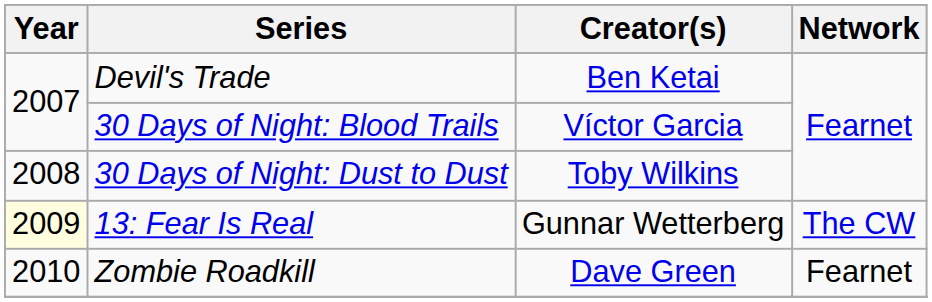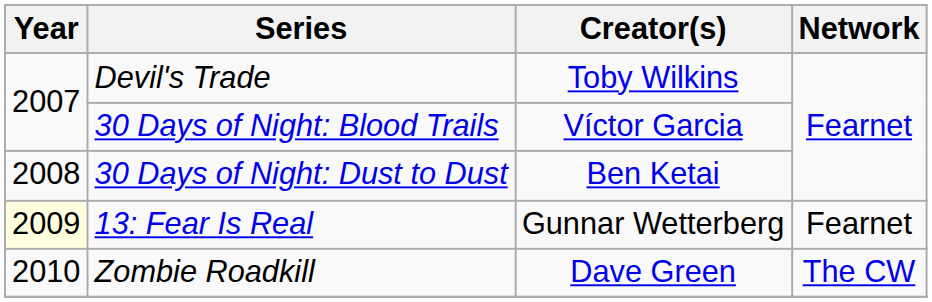(653, 77) Ben Ketai -> (653, 77) Toby Wilkins
(653, 175) Toby Wilkins -> (653, 175) Ben Ketai
(859, 223) The CW -> (859, 223) Fearnet
(859, 272) Fearnet -> (859, 272) The CW
